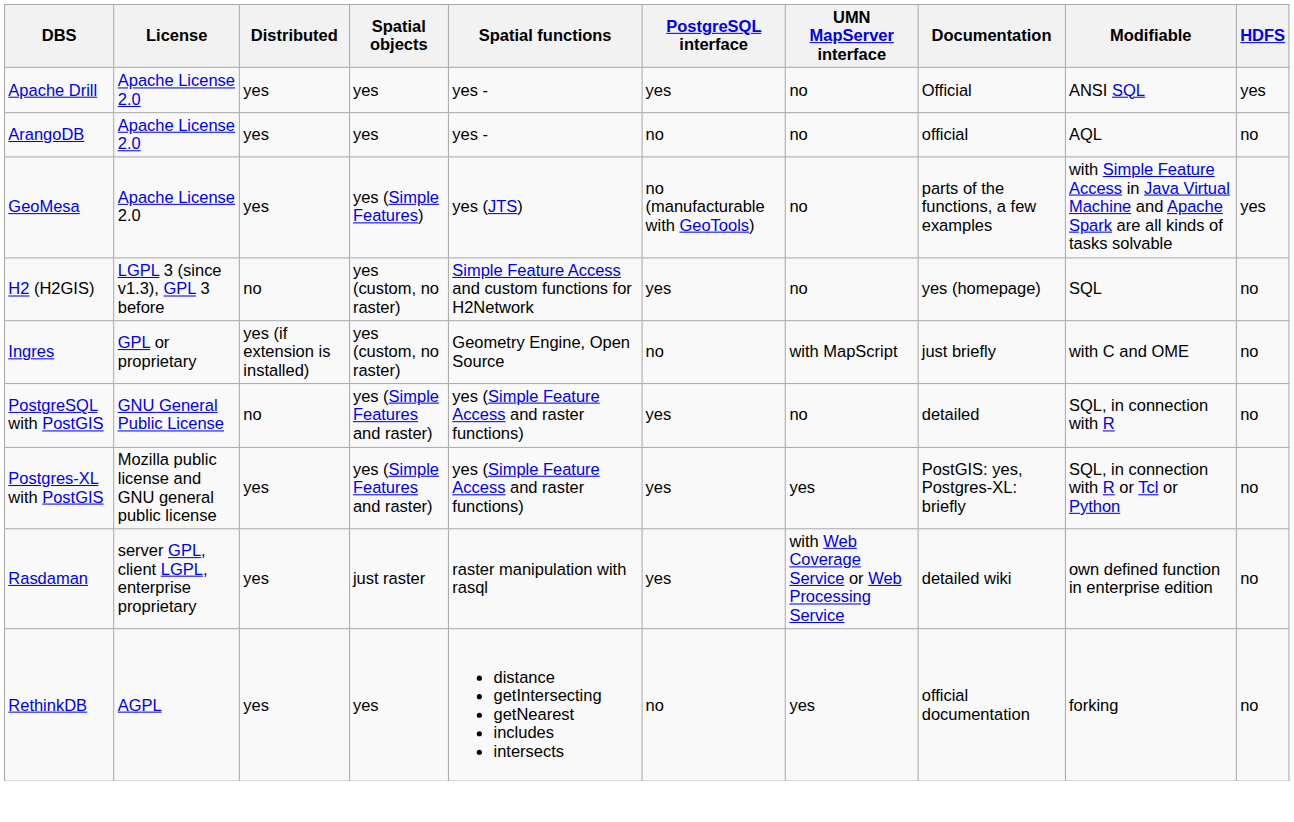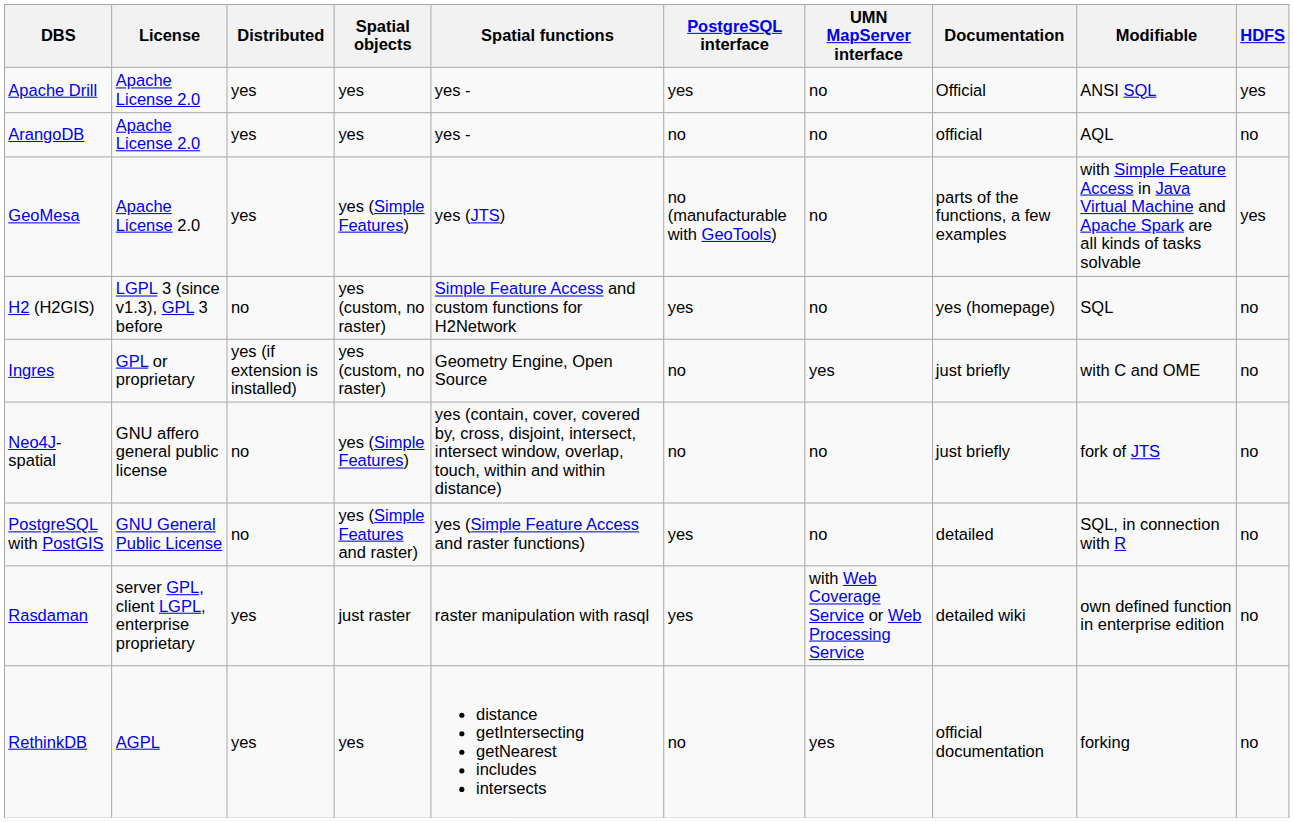(843, 352) with MapScript -> (822, 370) yes
+ row: (35, 452)
- row: (56, 487)
